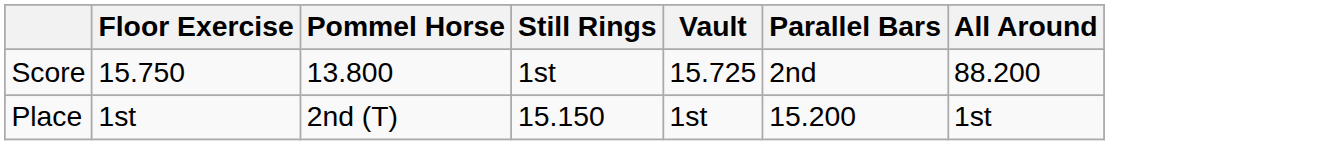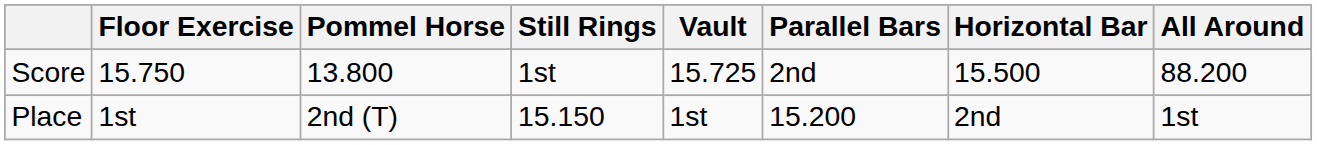+ column: (1051, 26)
